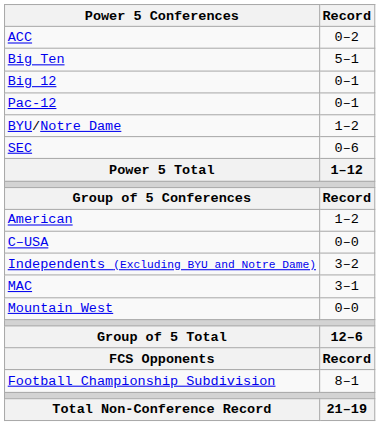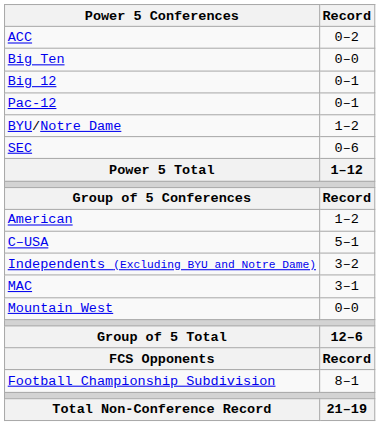(347, 60) 5–1 -> (347, 60) 0–0
(347, 242) 0–0 -> (347, 242) 5–1
